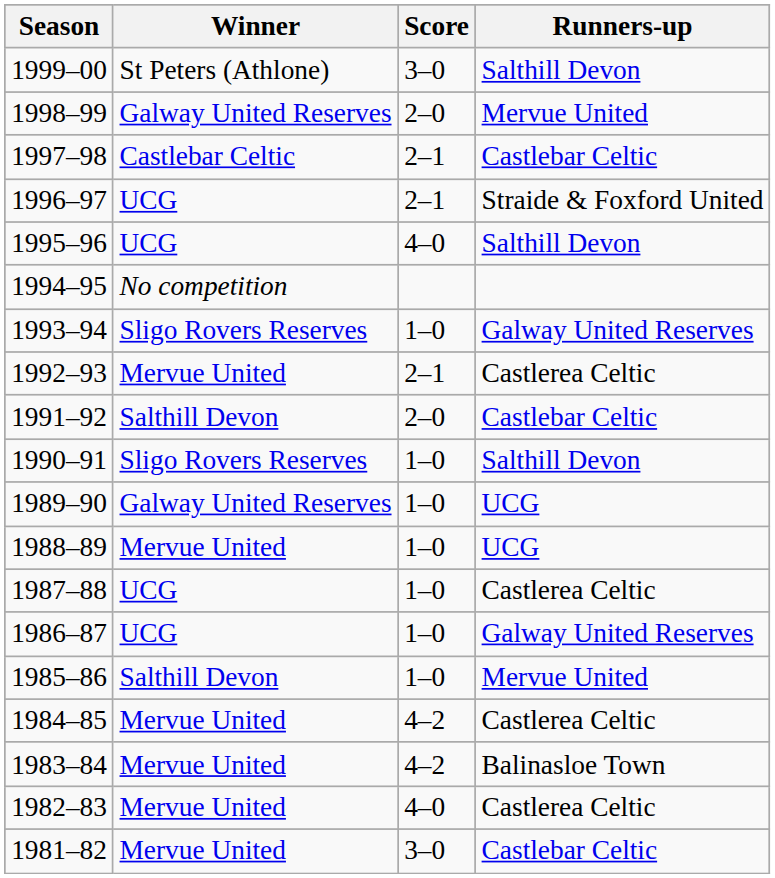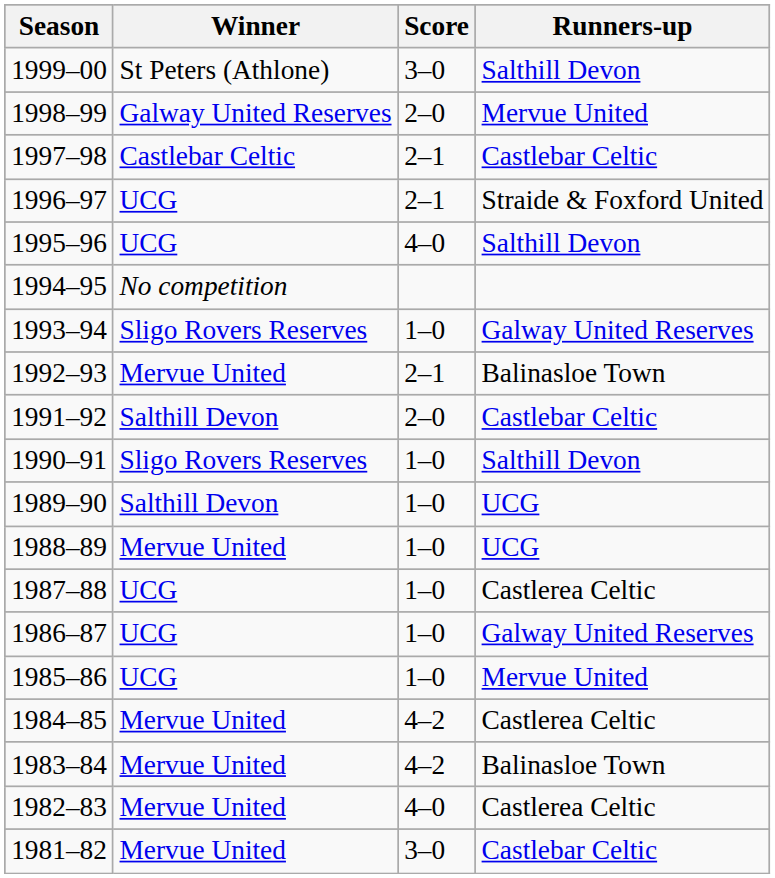(569, 373) Castlerea Celtic -> (573, 373) Balinasloe Town
(256, 503) Galway United Reserves -> (199, 503) Salthill Devon
(199, 677) Salthill Devon -> (148, 677) UCG
